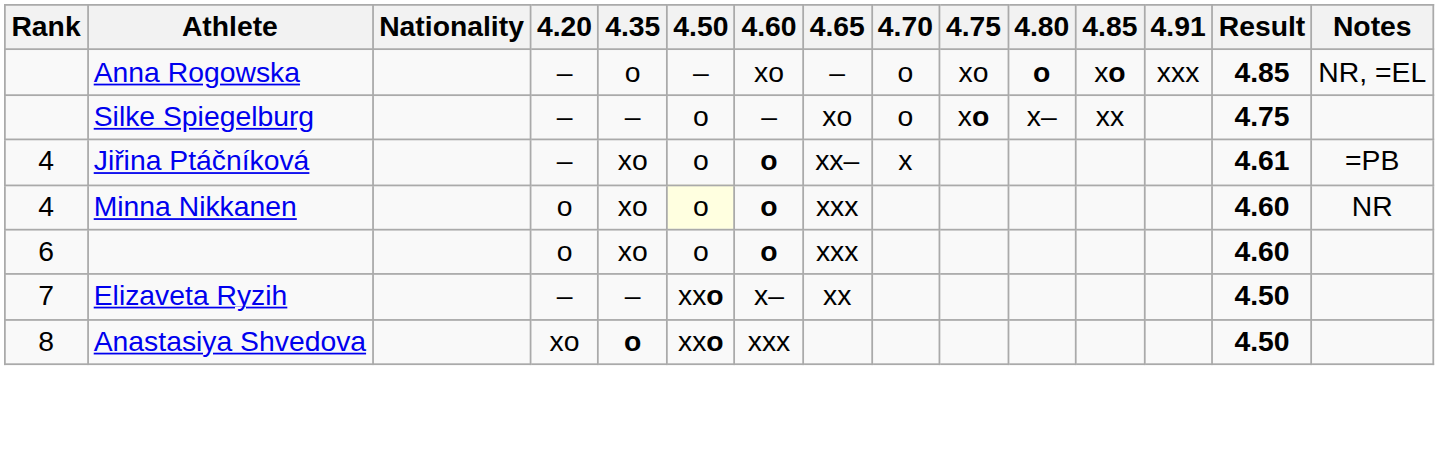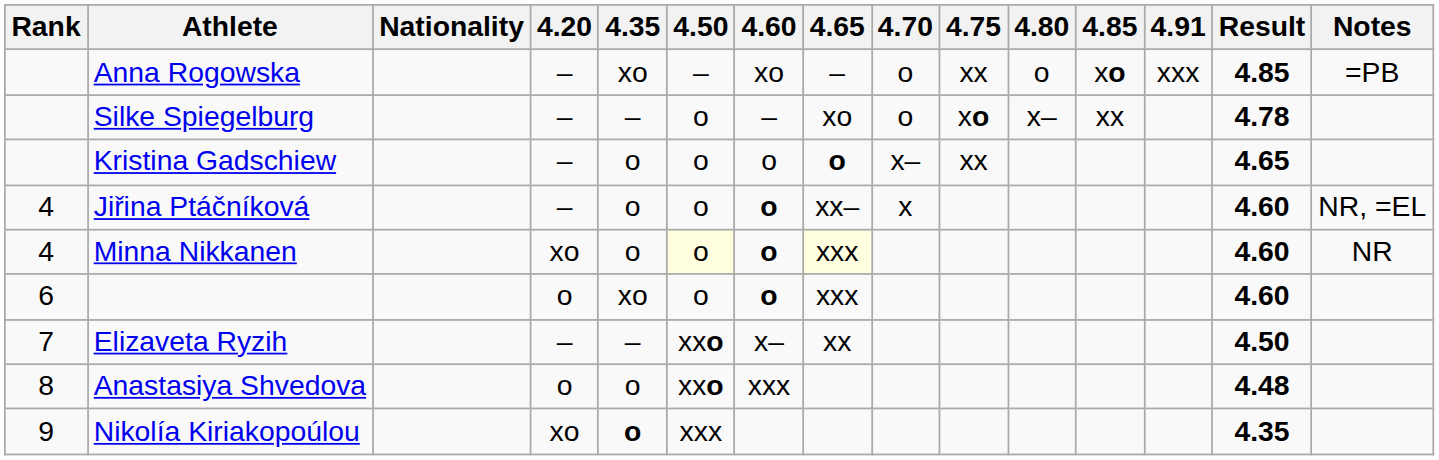(633, 71) o -> (633, 71) xo
(974, 71) xo -> (974, 71) xx
(1042, 71) bold -> (1042, 71) normal
(1372, 71) NR, =EL -> (1372, 71) =PB
(1262, 116) 4.75 -> (1262, 116) 4.78
+ row: (215, 161)
(633, 161) xo -> (633, 206) o
(1262, 161) 4.61 -> (1262, 206) 4.60
(1372, 161) =PB -> (1372, 206) NR, =EL
(565, 206) o -> (565, 251) xo
(633, 206) xo -> (633, 251) o
(837, 206) no background -> (837, 251) lightyellow background
(565, 341) xo -> (565, 386) o
(633, 341) bold -> (633, 386) normal
(1262, 341) 4.50 -> (1262, 386) 4.48
+ row: (227, 431)
